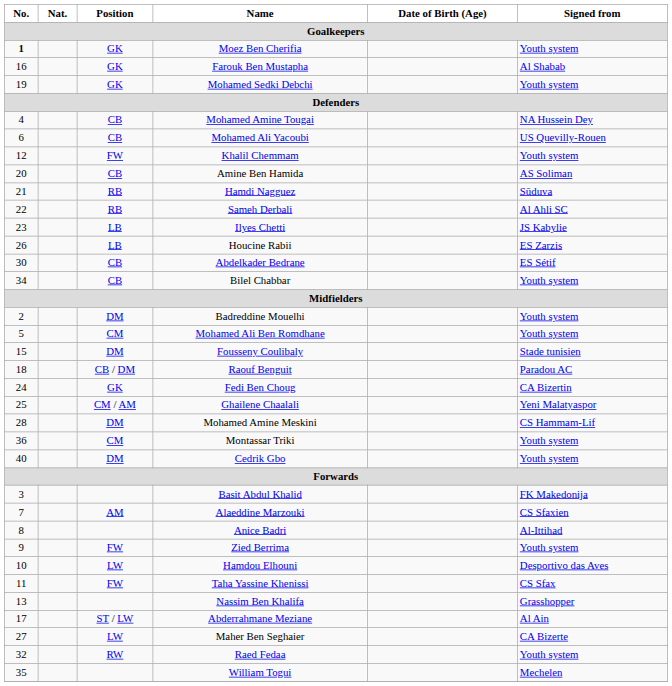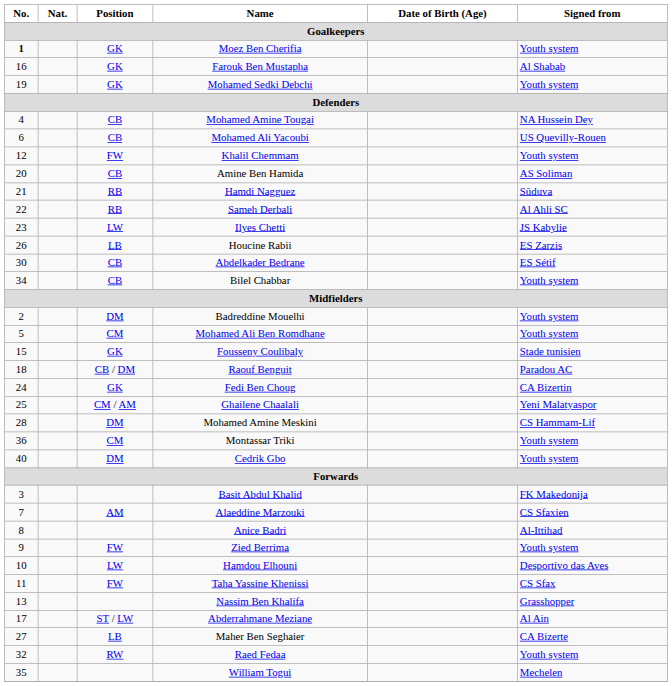(115, 227) LB -> (115, 227) LW
(115, 352) DM -> (115, 352) GK
(115, 637) LW -> (115, 637) LB
